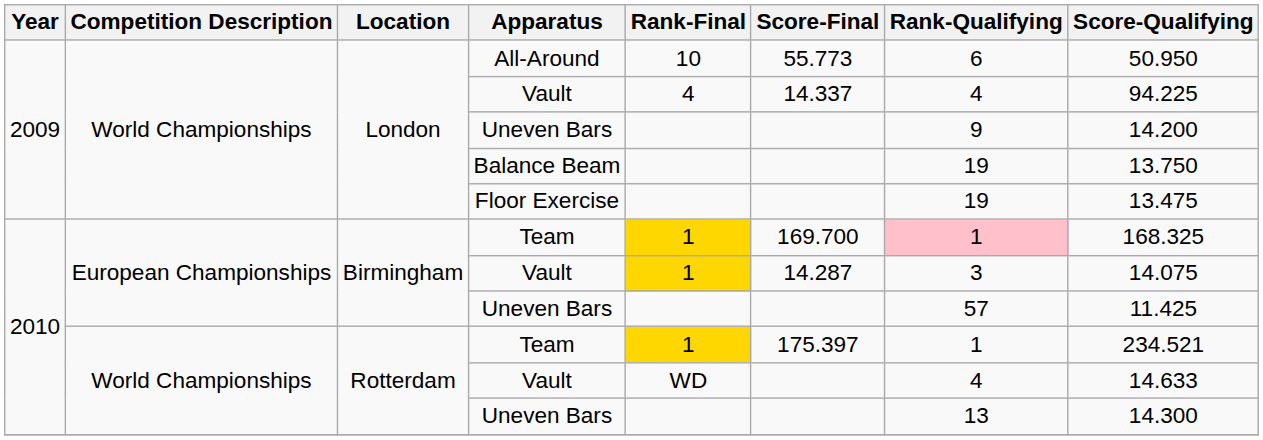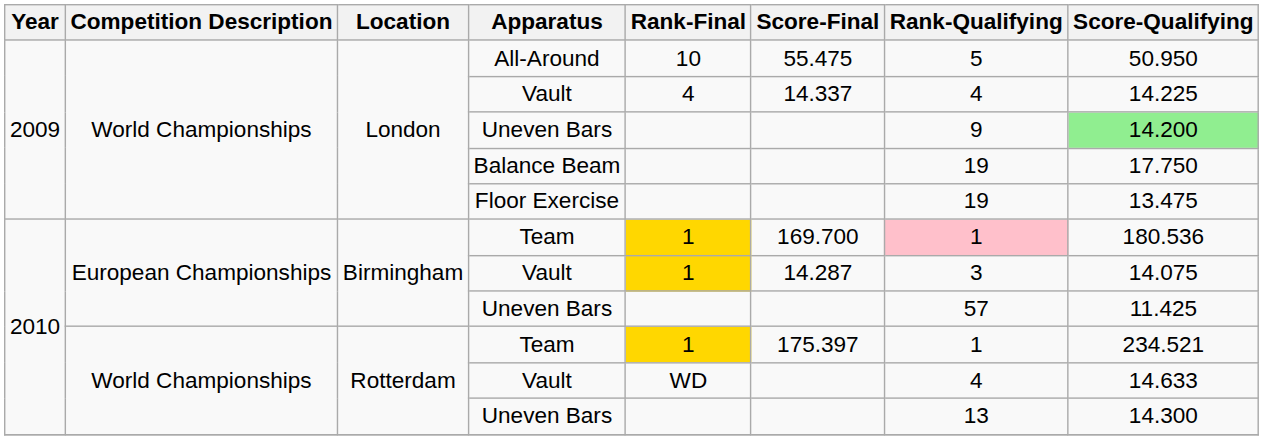(818, 58) 55.773 -> (818, 58) 55.475
(976, 58) 6 -> (976, 58) 5
(1163, 93) 94.225 -> (1163, 93) 14.225
(1163, 129) no background -> (1163, 129) lightgreen background
(1163, 165) 13.750 -> (1163, 165) 17.750
(1163, 237) 168.325 -> (1163, 237) 180.536
